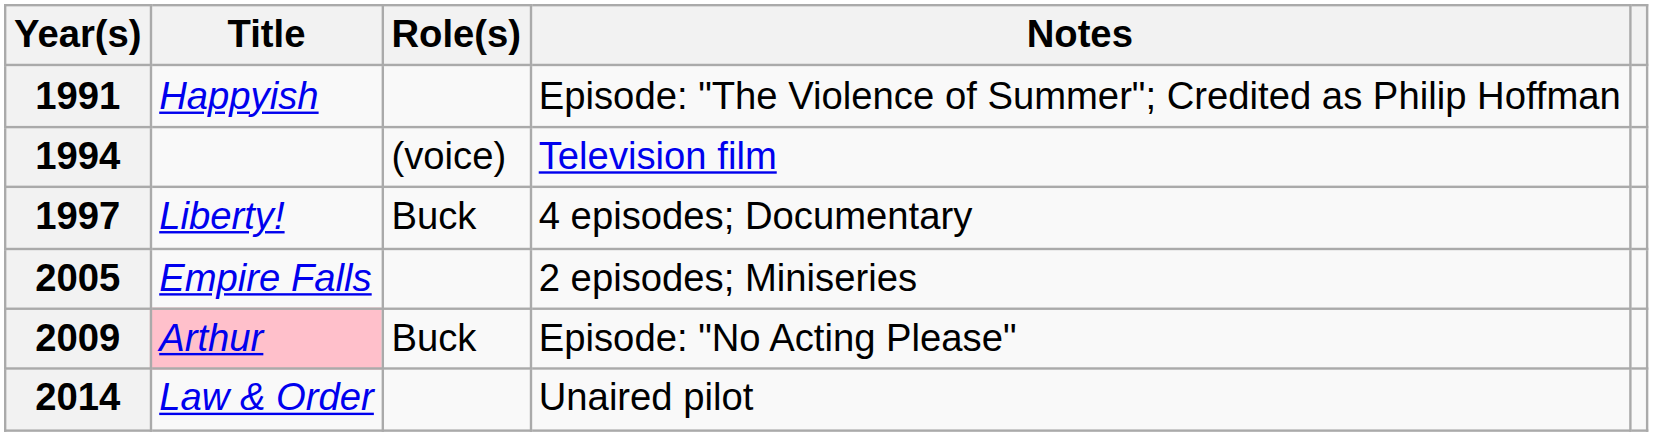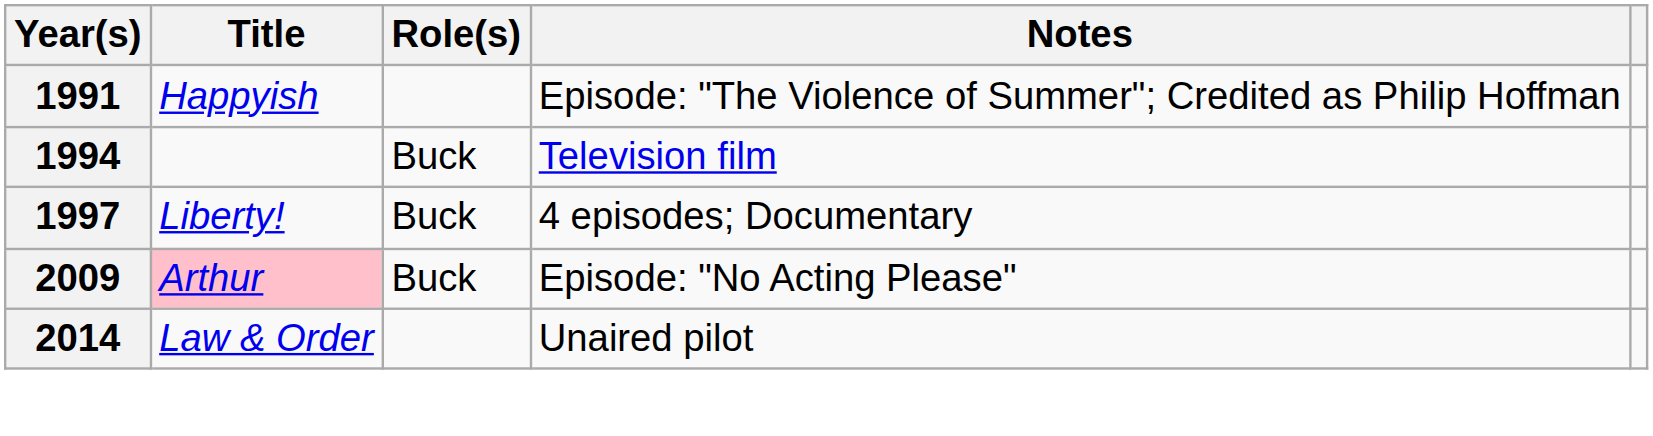(449, 156) (voice) -> (434, 156) Buck
- row: (78, 277)
